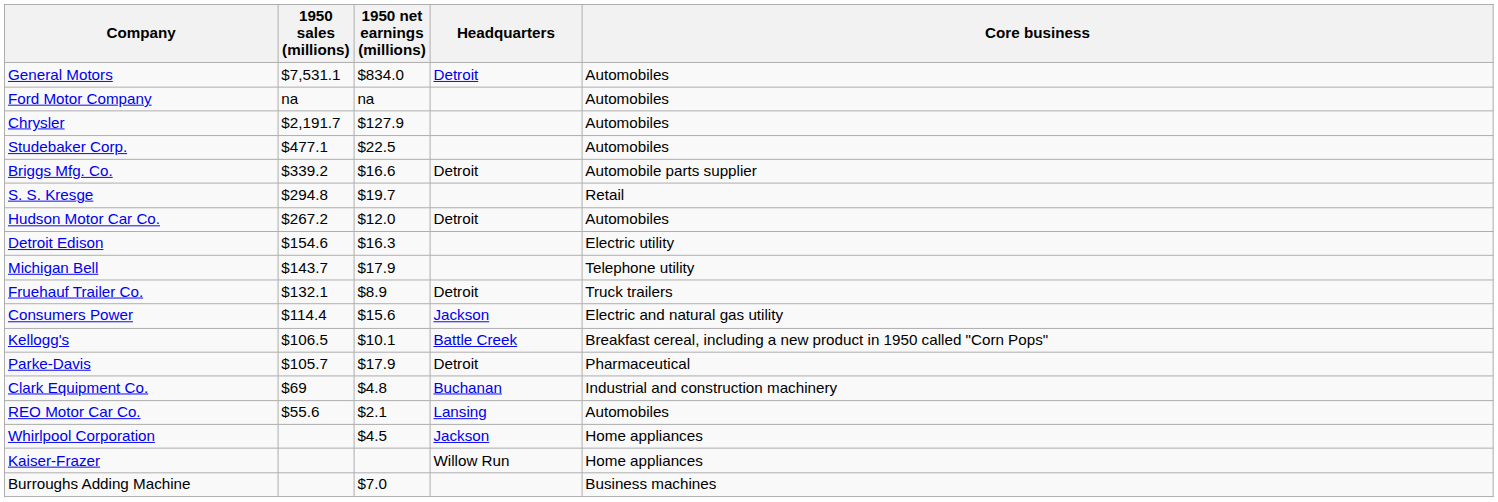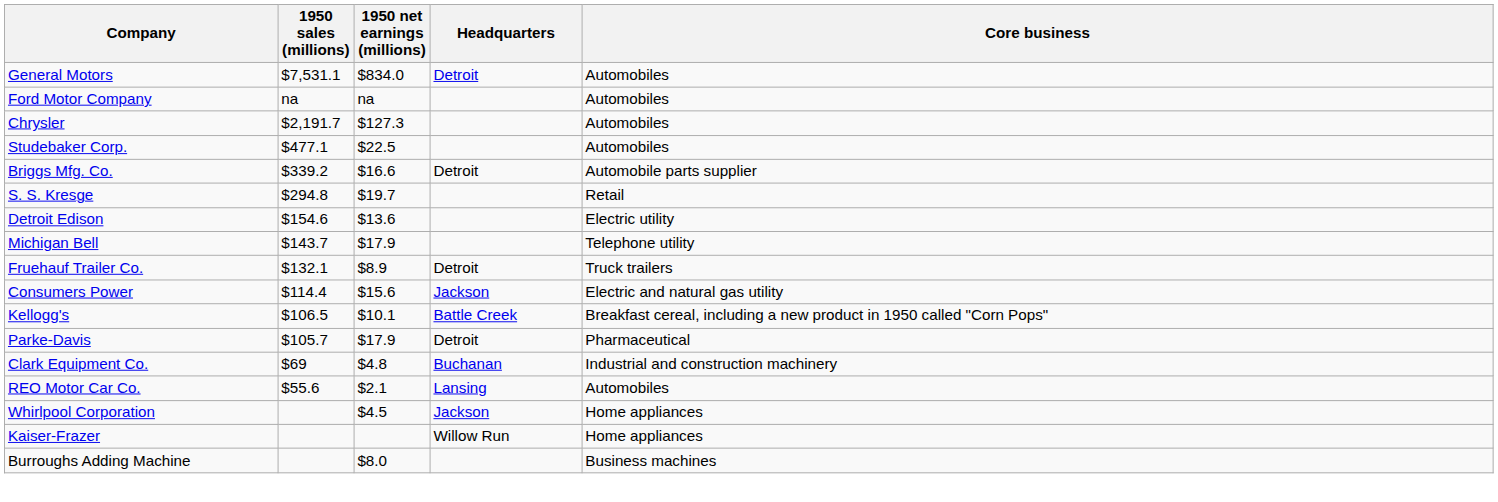(381, 123) $127.9 -> (381, 123) $127.3
- row: (84, 219)
(376, 243) $16.3 -> (376, 219) $13.6
(372, 484) $7.0 -> (372, 460) $8.0
